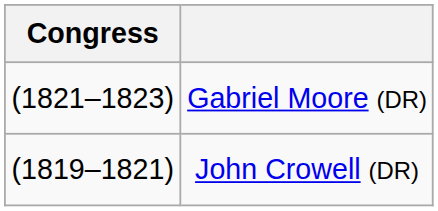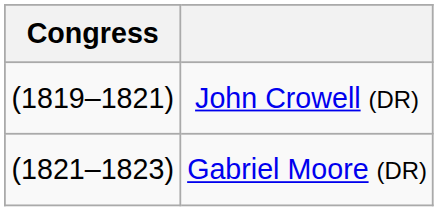rows swapped: (307, 169) <-> (307, 97)
